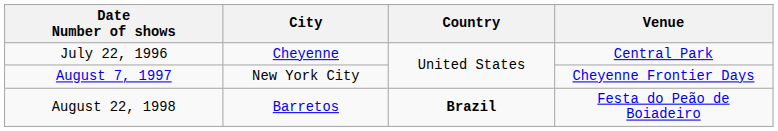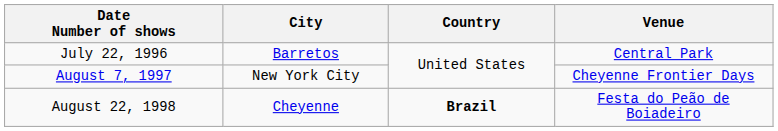(306, 54) Cheyenne -> (306, 54) Barretos
(306, 107) Barretos -> (306, 107) Cheyenne
